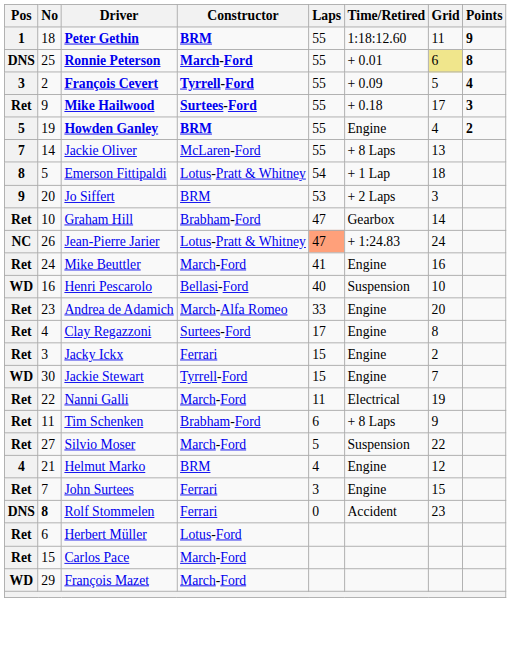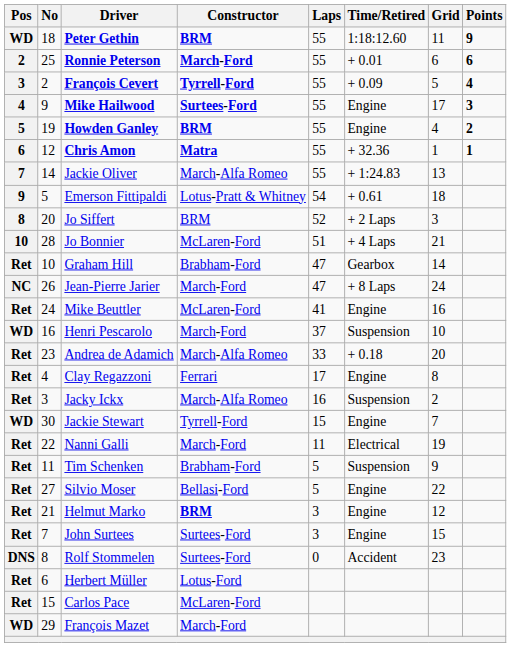(21, 38) 1 -> (21, 38) WD
(21, 61) DNS -> (21, 61) 2
(435, 61) khaki background -> (435, 61) no background
(469, 61) 8 -> (469, 61) 6
(21, 106) Ret -> (21, 106) 4
(365, 106) + 0.18 -> (367, 106) Engine
+ row: (100, 151)
(220, 151) McLaren-Ford -> (234, 173) March-Alfa Romeo
(371, 151) + 8 Laps -> (374, 173) + 1:24.83
(21, 173) 8 -> (21, 196) 9
(369, 173) + 1 Lap -> (365, 196) + 0.61
(21, 196) 9 -> (21, 218) 8
(319, 196) 53 -> (319, 218) 52
+ row: (94, 241)
(243, 241) Lotus-Pratt & Whitney -> (213, 286) March-Ford
(319, 241) lightsalmon background -> (319, 286) no background
(374, 241) + 1:24.83 -> (371, 286) + 8 Laps
(213, 264) March-Ford -> (220, 309) McLaren-Ford
(214, 286) Bellasi-Ford -> (213, 331) March-Ford
(319, 286) 40 -> (319, 331) 37
(367, 309) Engine -> (365, 354) + 0.18
(215, 331) Surtees-Ford -> (199, 376) Ferrari
(199, 354) Ferrari -> (234, 399) March-Alfa Romeo
(319, 354) 15 -> (319, 399) 16
(367, 354) Engine -> (379, 399) Suspension
(316, 421) 6 -> (316, 467) 5
(371, 421) + 8 Laps -> (379, 467) Suspension
(213, 444) March-Ford -> (214, 489) Bellasi-Ford
(379, 444) Suspension -> (367, 489) Engine
(21, 467) 4 -> (21, 512) Ret
(195, 467) normal -> (196, 512) bold
(316, 467) 4 -> (316, 512) 3
(199, 489) Ferrari -> (215, 534) Surtees-Ford
(45, 512) bold -> (45, 557) normal
(199, 512) Ferrari -> (215, 557) Surtees-Ford
(213, 557) March-Ford -> (220, 602) McLaren-Ford
